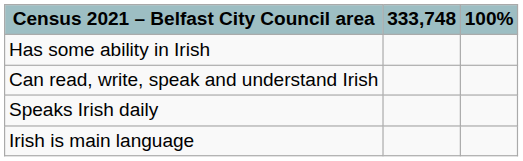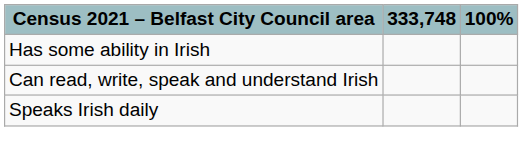- row: (102, 140)
